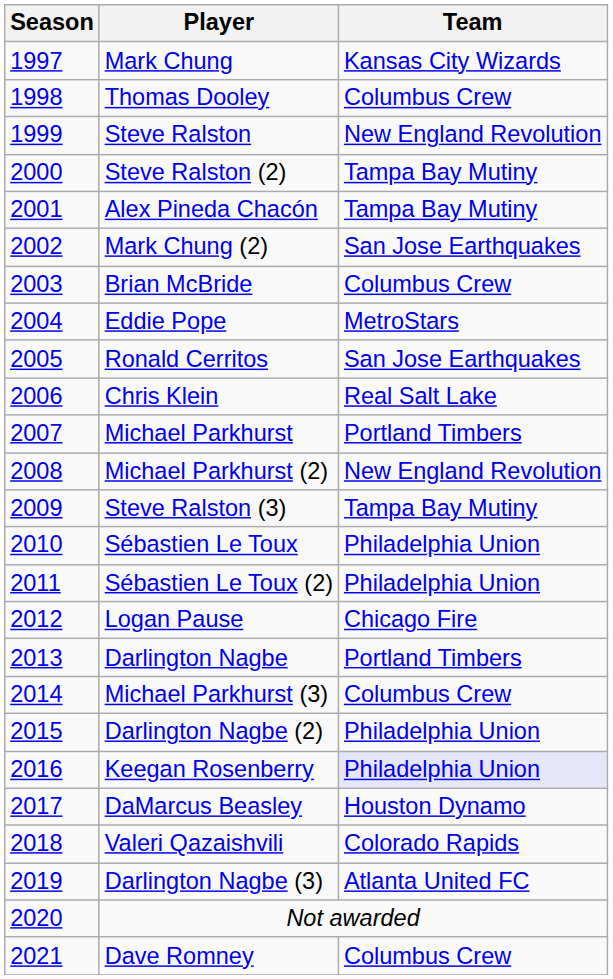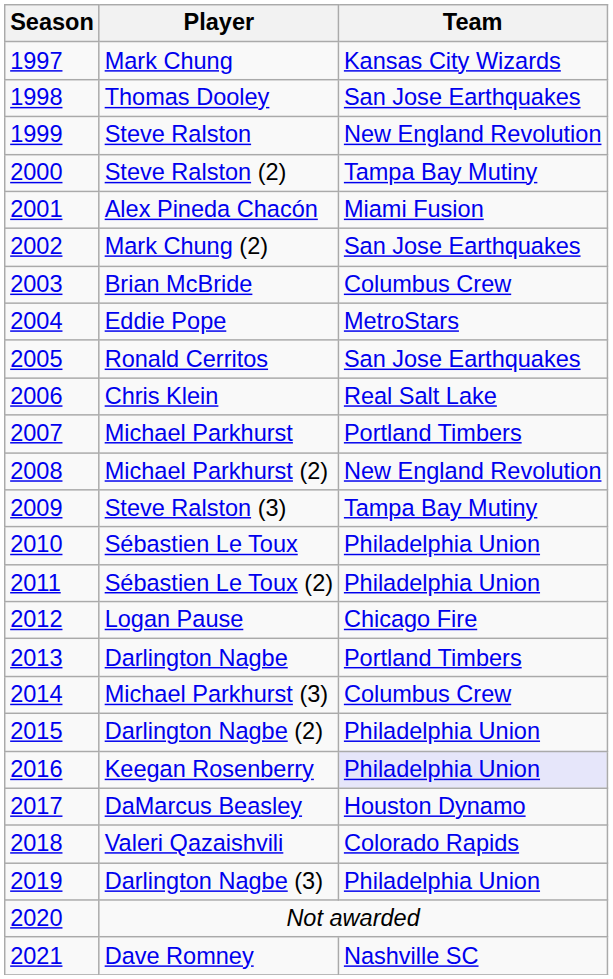(428, 97) Columbus Crew -> (462, 97) San Jose Earthquakes
(441, 209) Tampa Bay Mutiny -> (414, 209) Miami Fusion
(437, 881) Atlanta United FC -> (442, 881) Philadelphia Union
(428, 955) Columbus Crew -> (411, 955) Nashville SC
